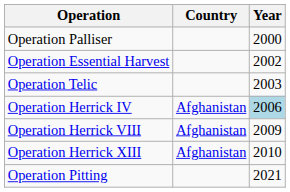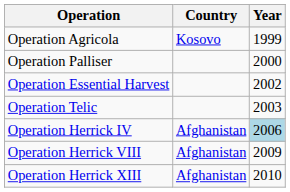+ row: (63, 38)
- row: (58, 175)
